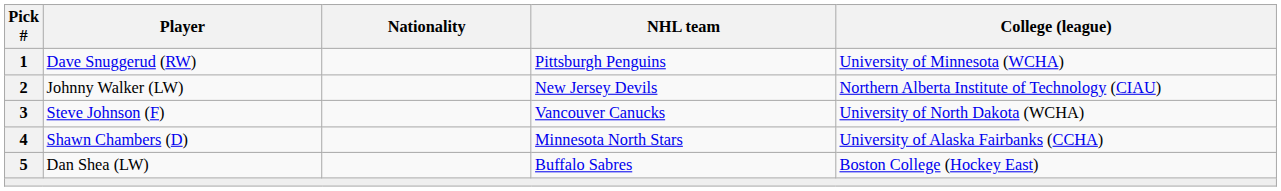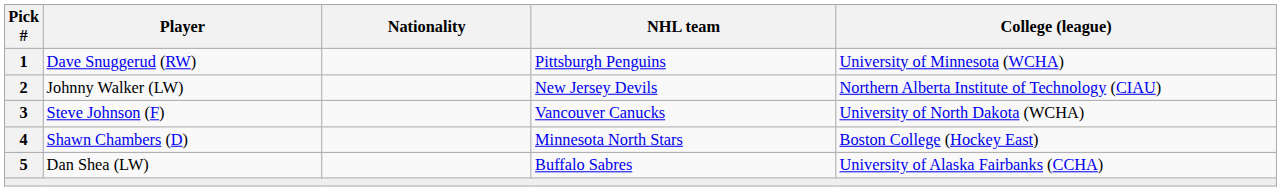(971, 139) University of Alaska Fairbanks (CCHA) -> (939, 139) Boston College (Hockey East)
(939, 165) Boston College (Hockey East) -> (971, 165) University of Alaska Fairbanks (CCHA)
